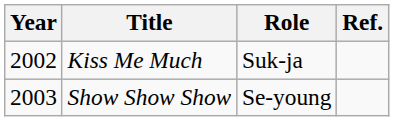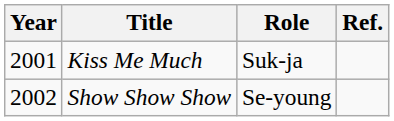(33, 60) 2002 -> (33, 60) 2001
(33, 97) 2003 -> (33, 97) 2002
